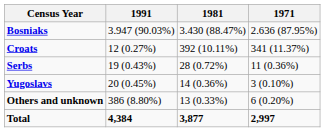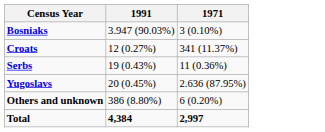- column: (213, 13)
(284, 31) 2.636 (87.95%) -> (201, 31) 3 (0.10%)
(272, 83) 3 (0.10%) -> (213, 83) 2.636 (87.95%)
